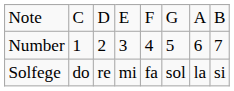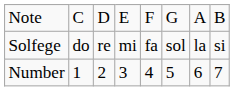rows swapped: (35, 72) <-> (37, 45)
